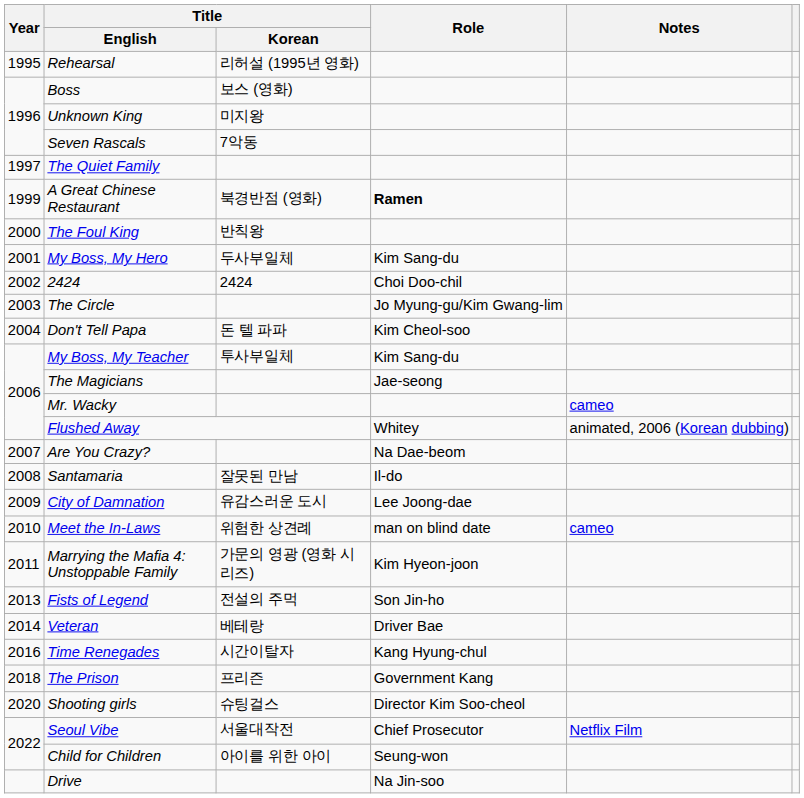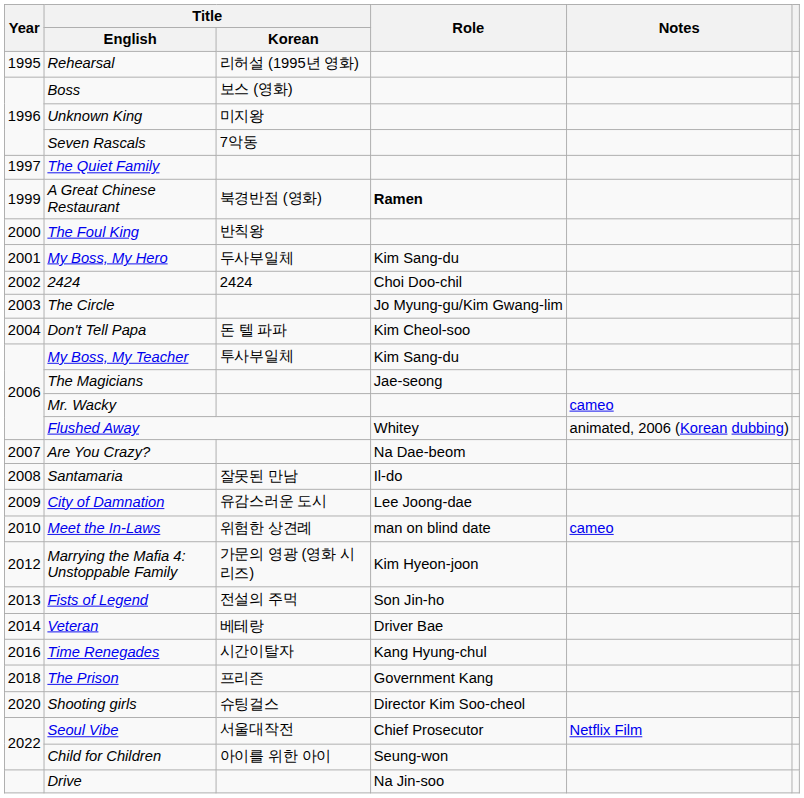(24, 564) 2011 -> (24, 564) 2012
